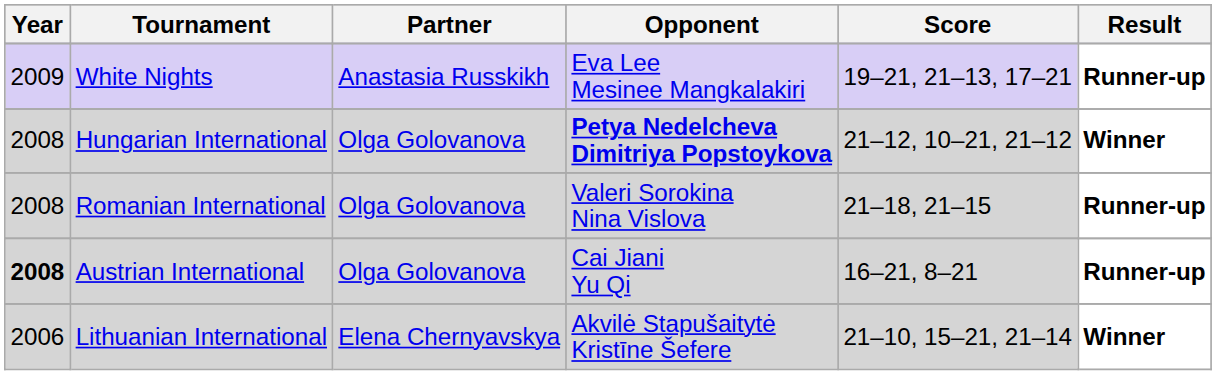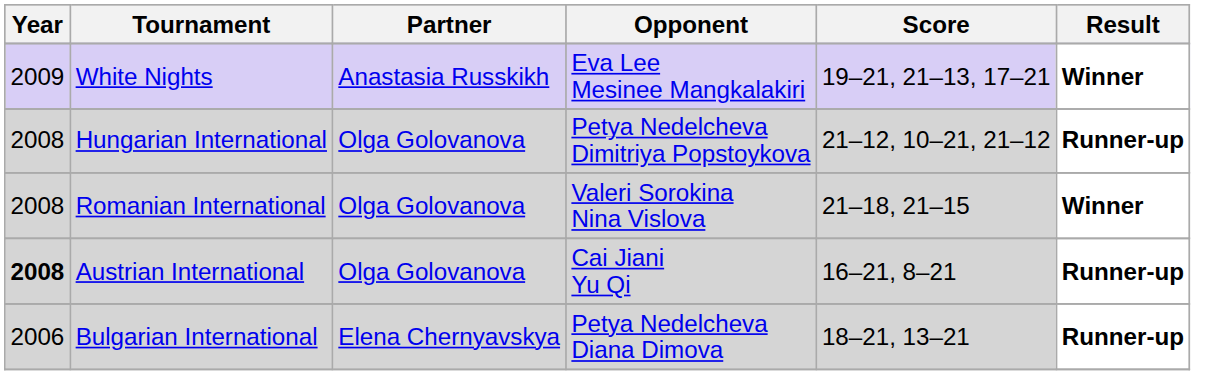(1144, 76) Runner-up -> (1103, 76) Winner
(702, 141) bold -> (691, 141) normal
(1124, 141) Winner -> (1123, 141) Runner-up
(1144, 206) Runner-up -> (1103, 206) Winner
+ row: (197, 336)
- row: (201, 336)
